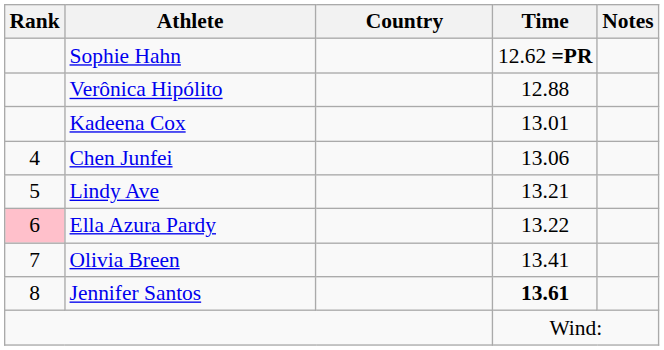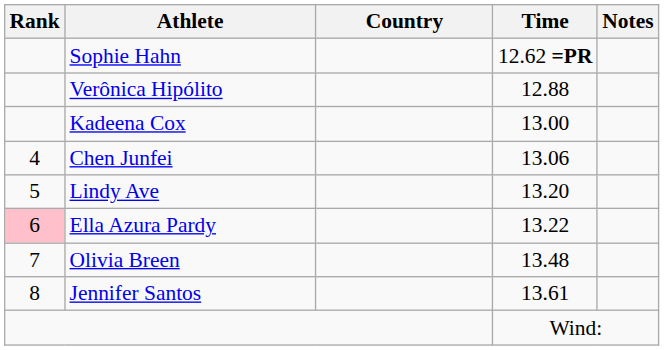(545, 123) 13.01 -> (545, 123) 13.00
(545, 191) 13.21 -> (545, 191) 13.20
(545, 259) 13.41 -> (545, 259) 13.48
(545, 293) bold -> (545, 293) normal
